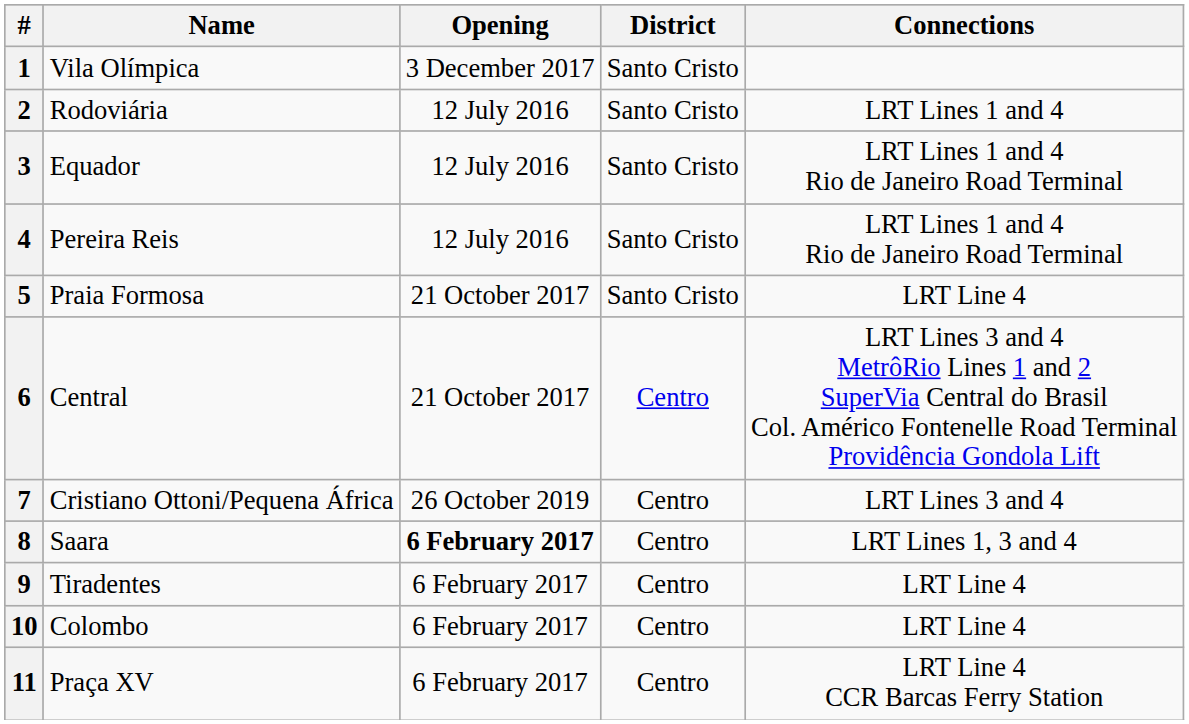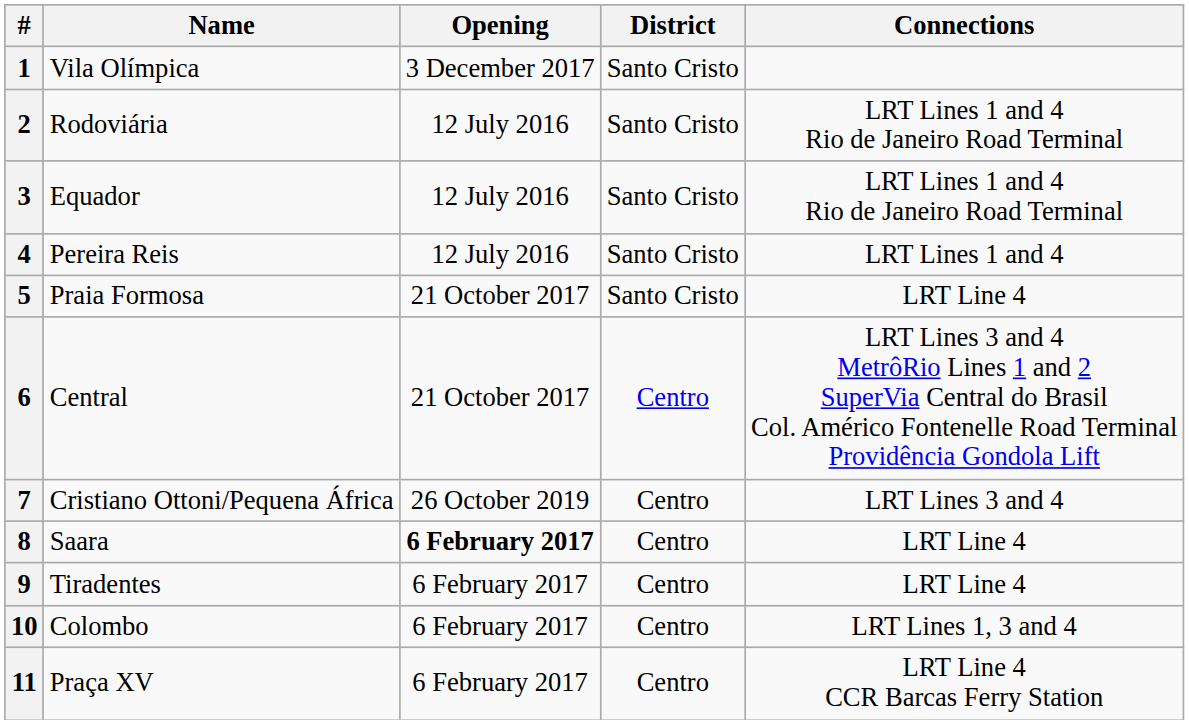(964, 109) LRT Lines 1 and 4 -> (964, 124) LRT Lines 1 and 4 Rio de Janeiro Road Terminal
(964, 238) LRT Lines 1 and 4 Rio de Janeiro Road Terminal -> (964, 253) LRT Lines 1 and 4
(964, 541) LRT Lines 1, 3 and 4 -> (964, 541) LRT Line 4
(964, 626) LRT Line 4 -> (964, 626) LRT Lines 1, 3 and 4
